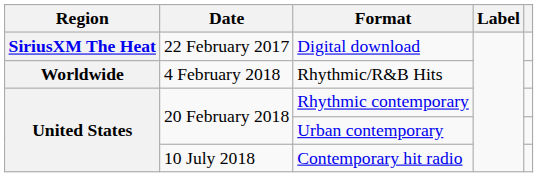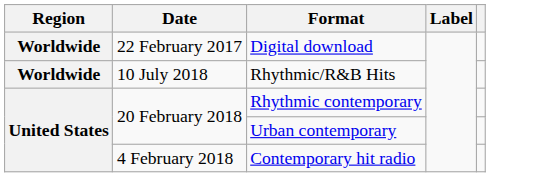(82, 46) SiriusXM The Heat -> (59, 46) Worldwide
(222, 74) 4 February 2018 -> (162, 74) 10 July 2018
(210, 158) 10 July 2018 -> (175, 158) 4 February 2018
